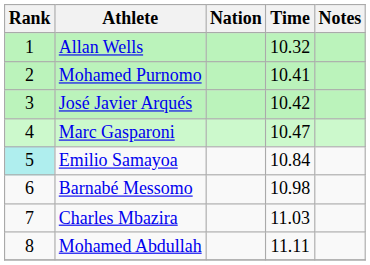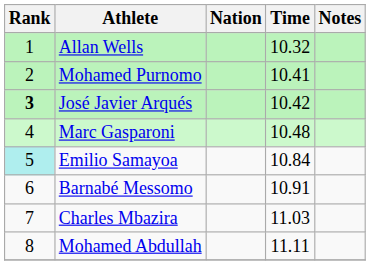(30, 103) normal -> (30, 103) bold
(290, 132) 10.47 -> (290, 132) 10.48
(290, 189) 10.98 -> (290, 189) 10.91
